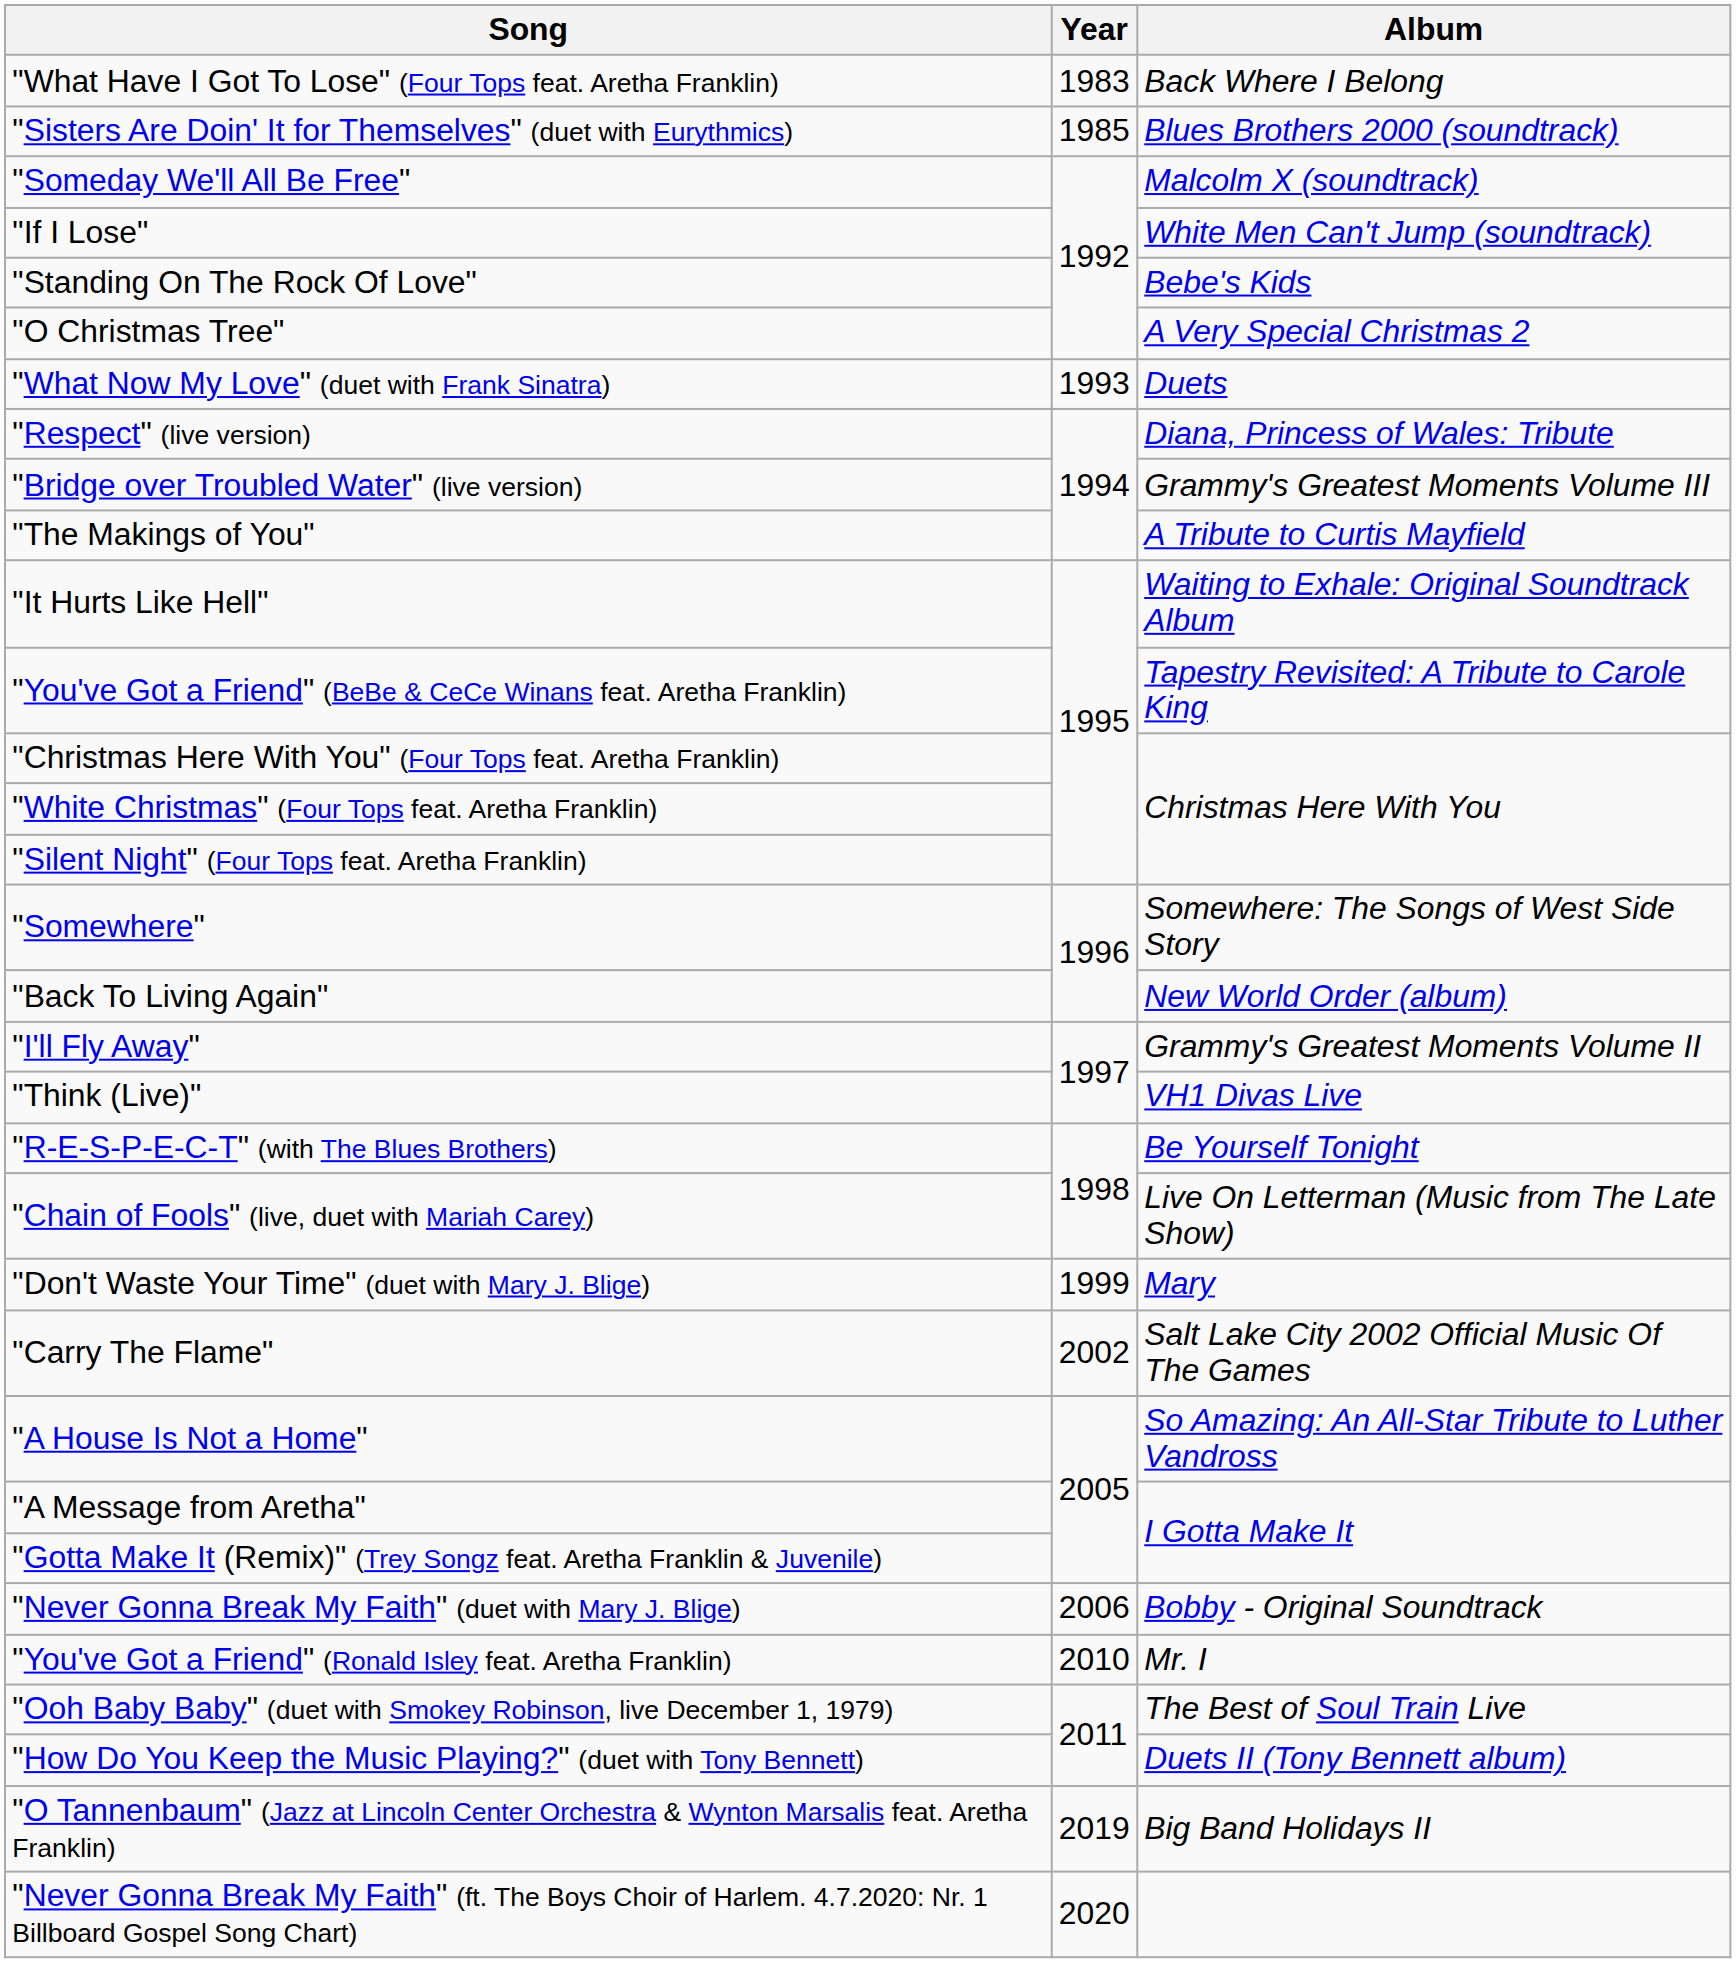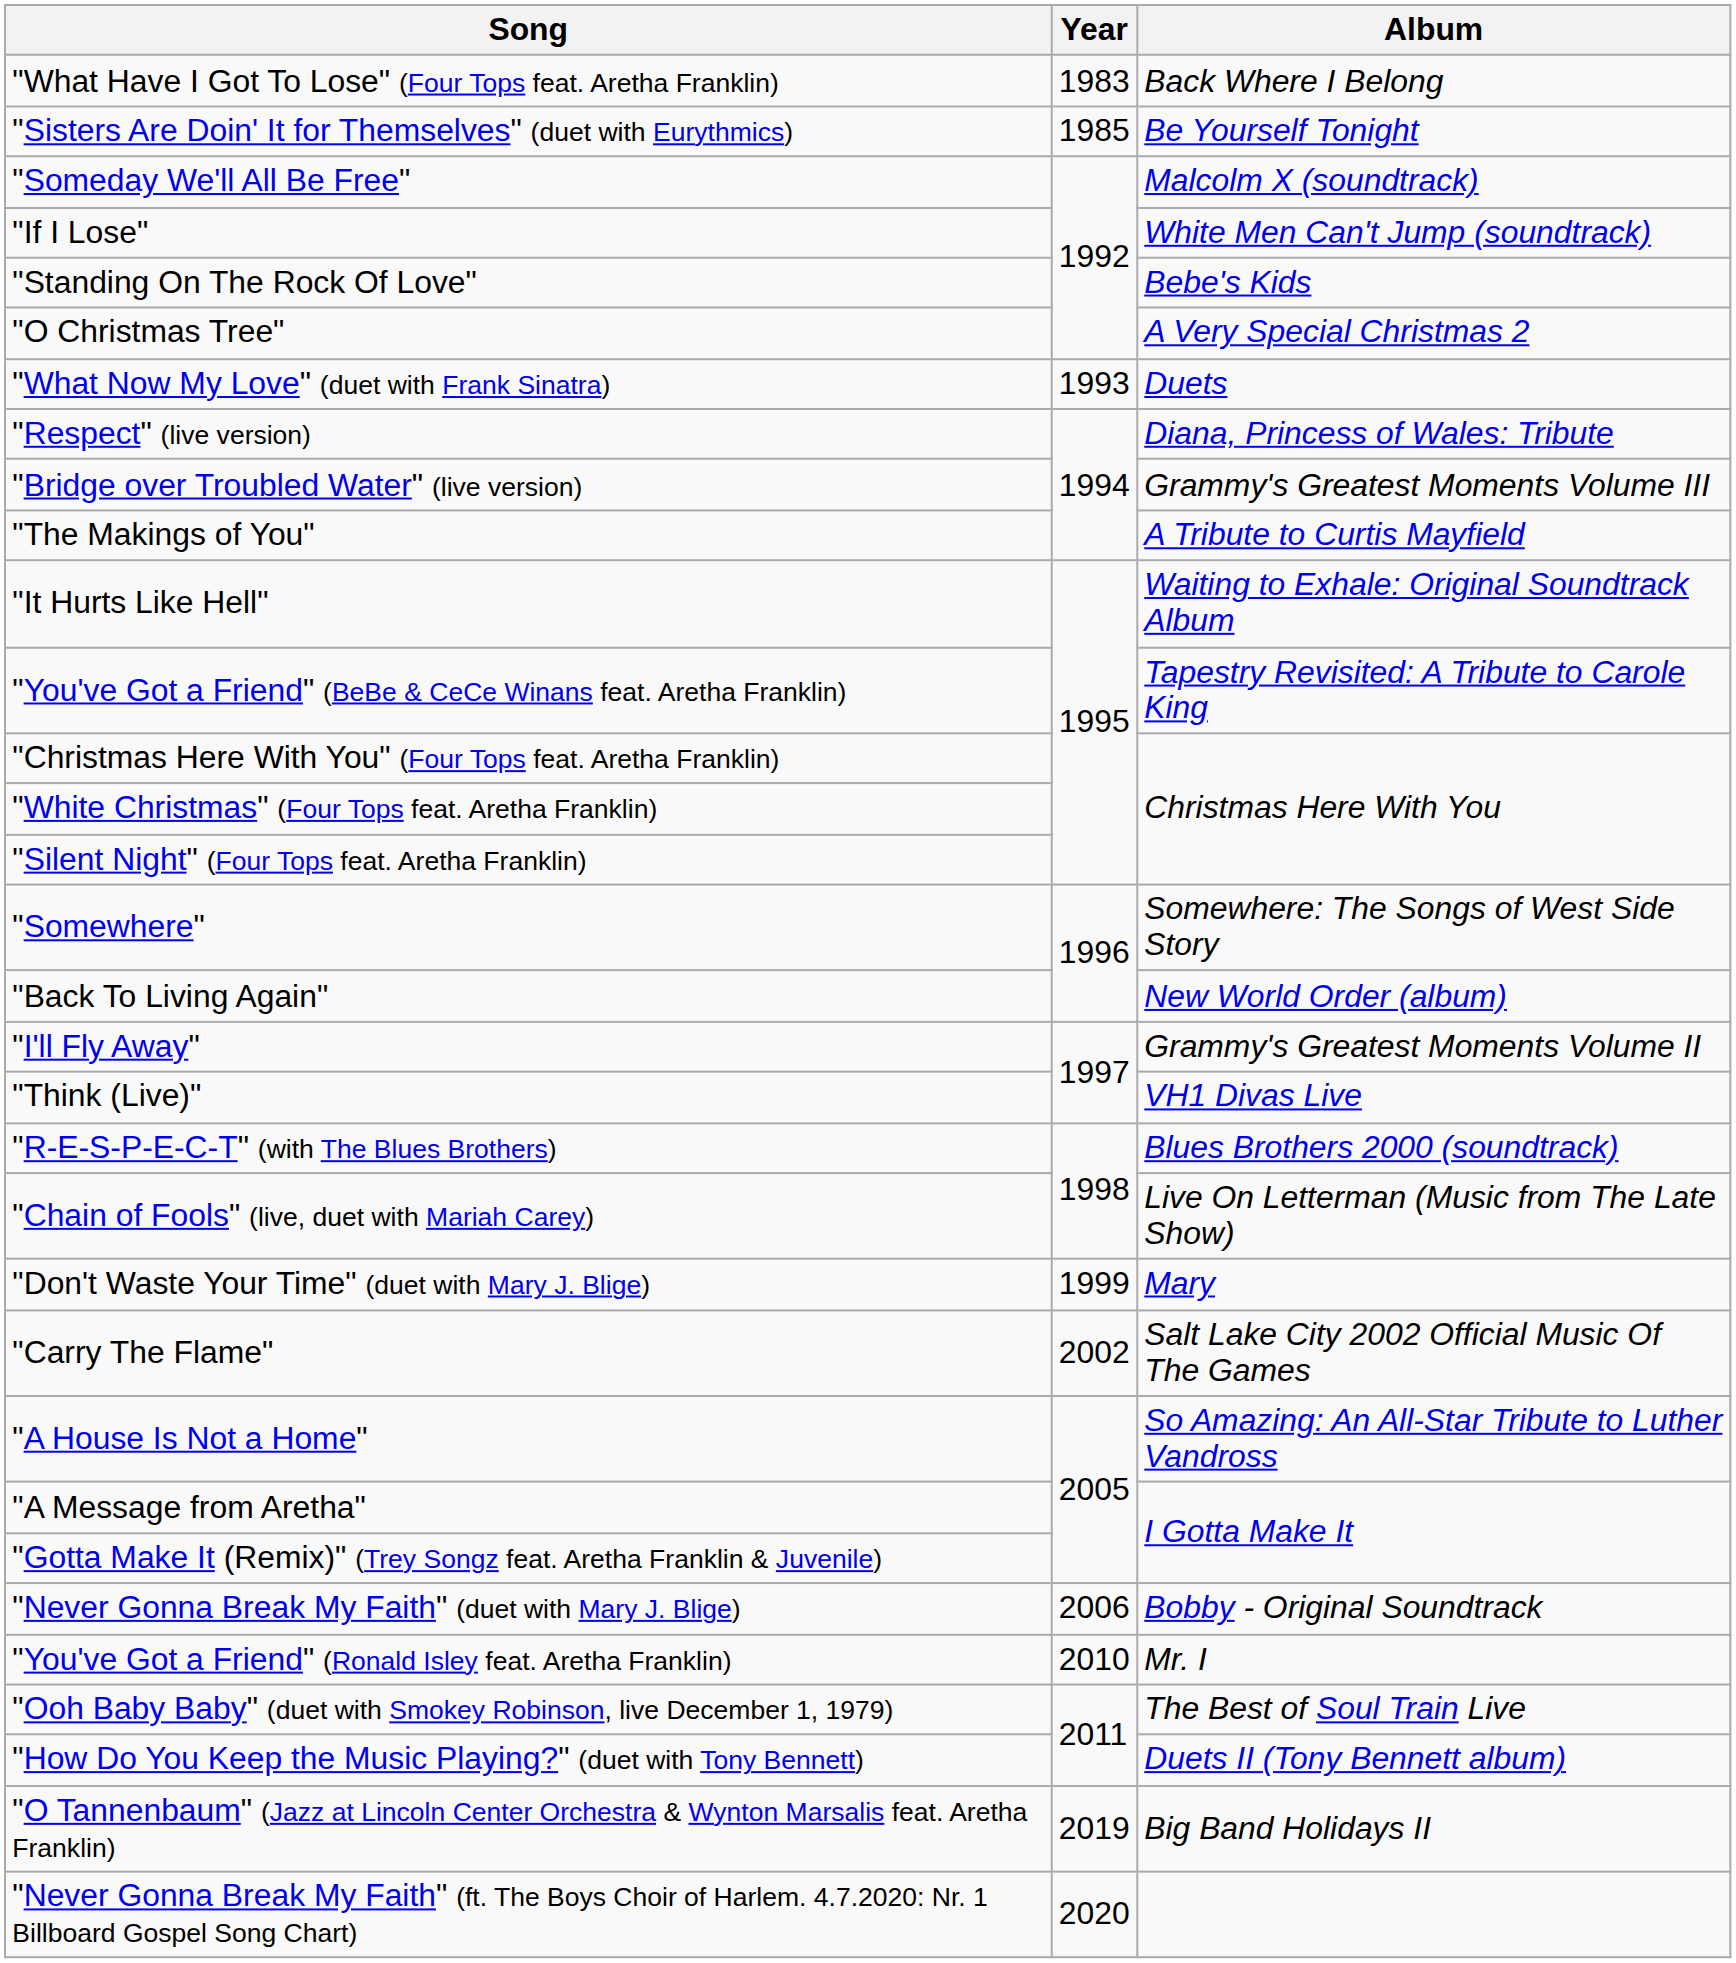(1381, 130) Blues Brothers 2000 (soundtrack) -> (1281, 130) Be Yourself Tonight
(1281, 1147) Be Yourself Tonight -> (1381, 1147) Blues Brothers 2000 (soundtrack)
